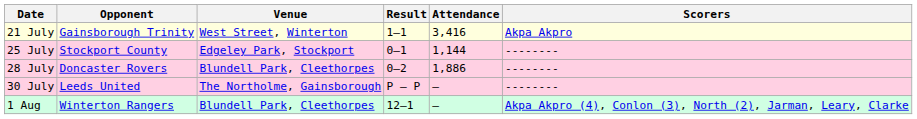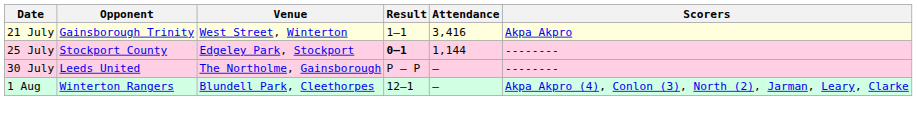(397, 50) normal -> (397, 50) bold
- row: (31, 68)
